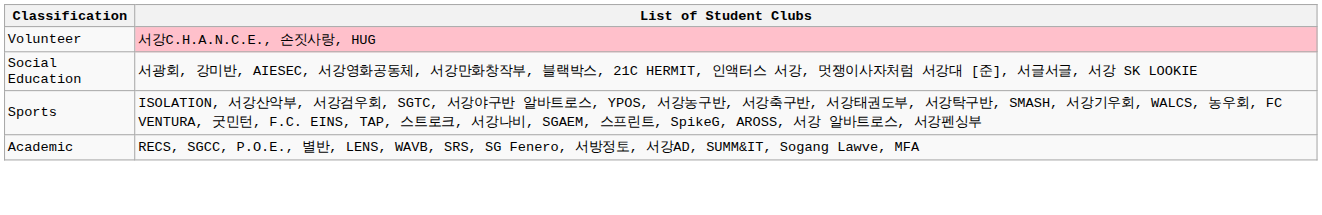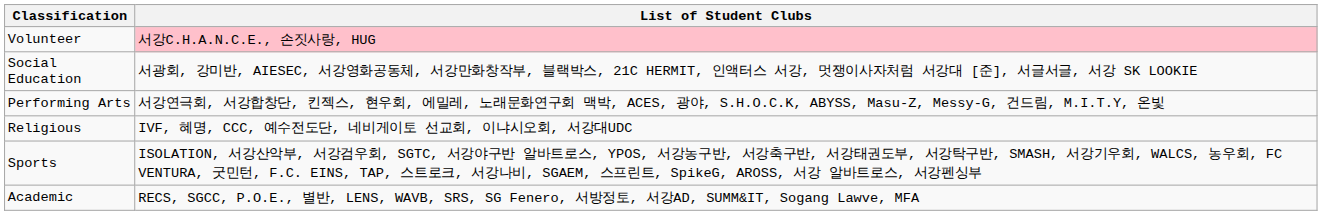+ row: (69, 103)
+ row: (45, 128)
